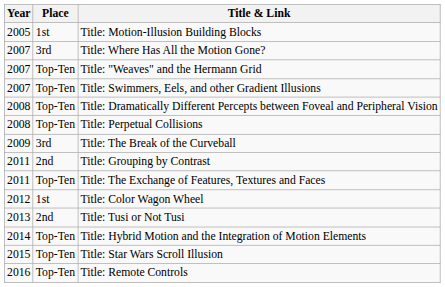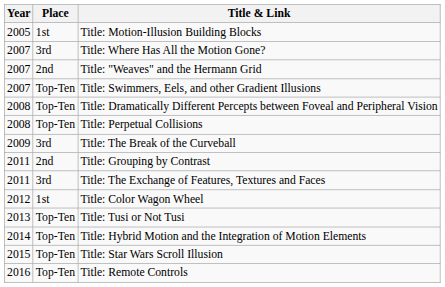(55, 69) Top-Ten -> (45, 69) 2nd
(55, 180) Top-Ten -> (44, 180) 3rd
(45, 217) 2nd -> (55, 217) Top-Ten
